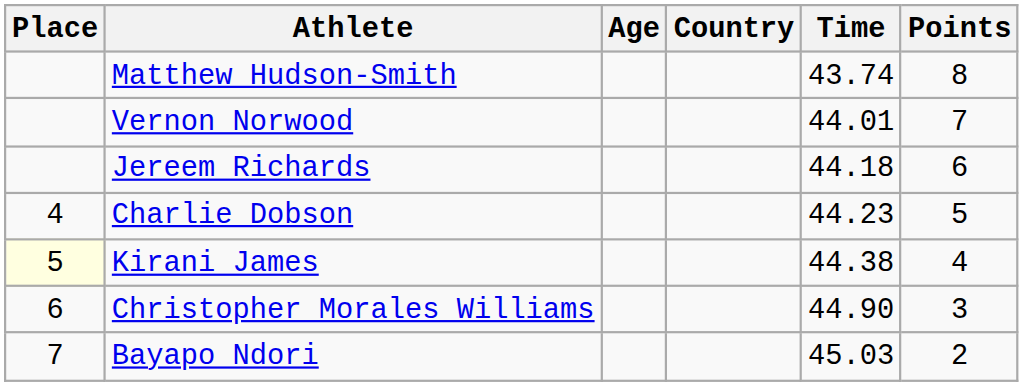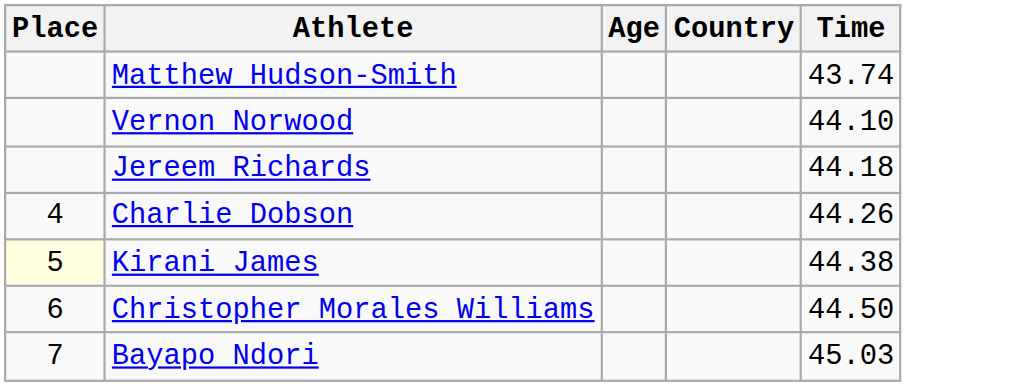- column: (960, 29)
(851, 122) 44.01 -> (851, 122) 44.10
(851, 216) 44.23 -> (851, 216) 44.26
(851, 309) 44.90 -> (851, 309) 44.50
